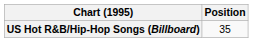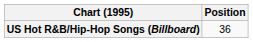(225, 29) 35 -> (225, 29) 36
